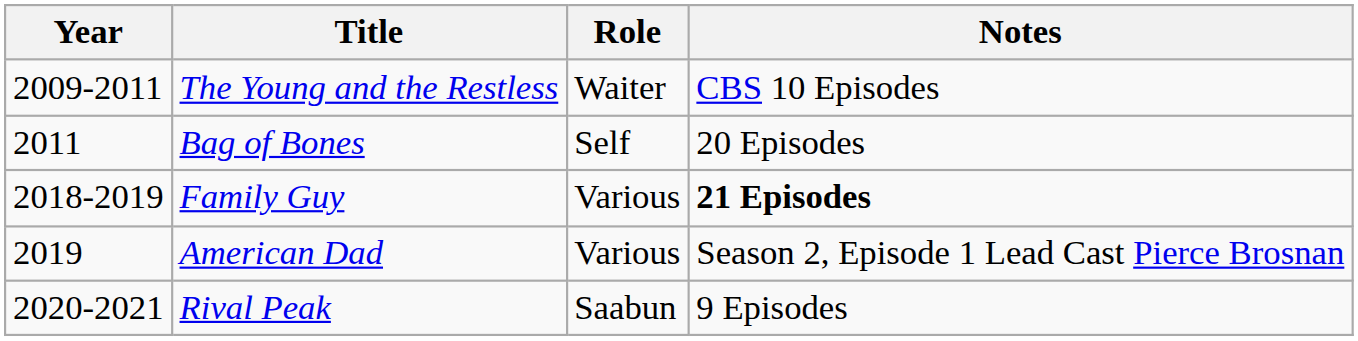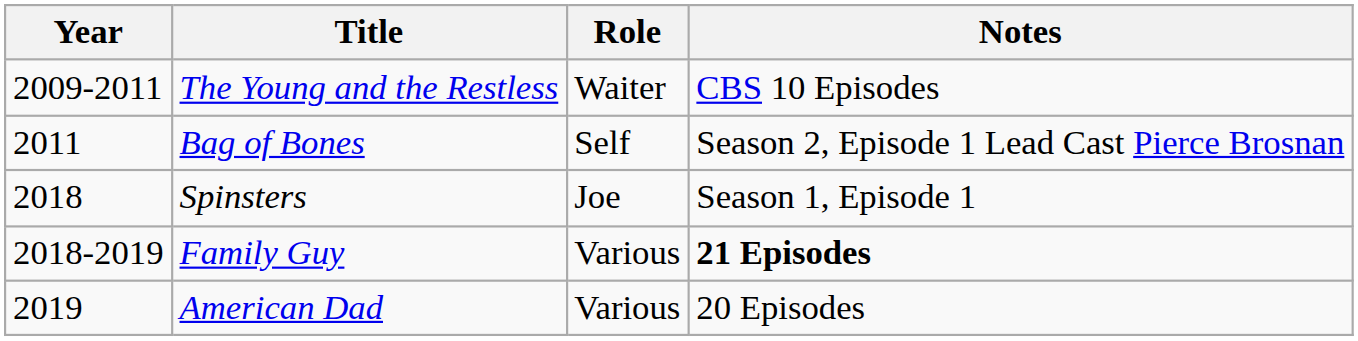(781, 142) 20 Episodes -> (1020, 142) Season 2, Episode 1 Lead Cast Pierce Brosnan
+ row: (243, 197)
(1020, 252) Season 2, Episode 1 Lead Cast Pierce Brosnan -> (781, 307) 20 Episodes
- row: (255, 307)
